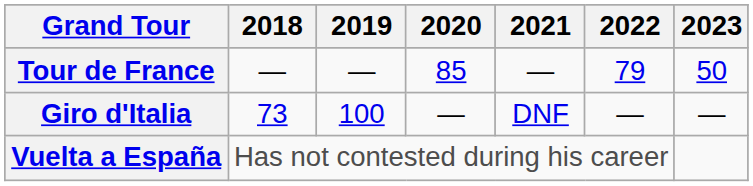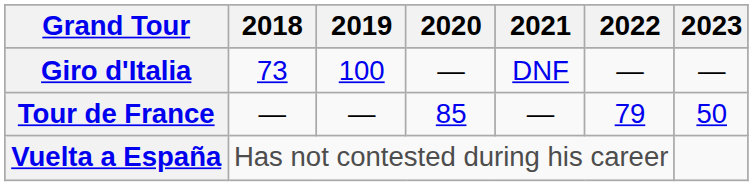rows swapped: (116, 113) <-> (116, 69)
